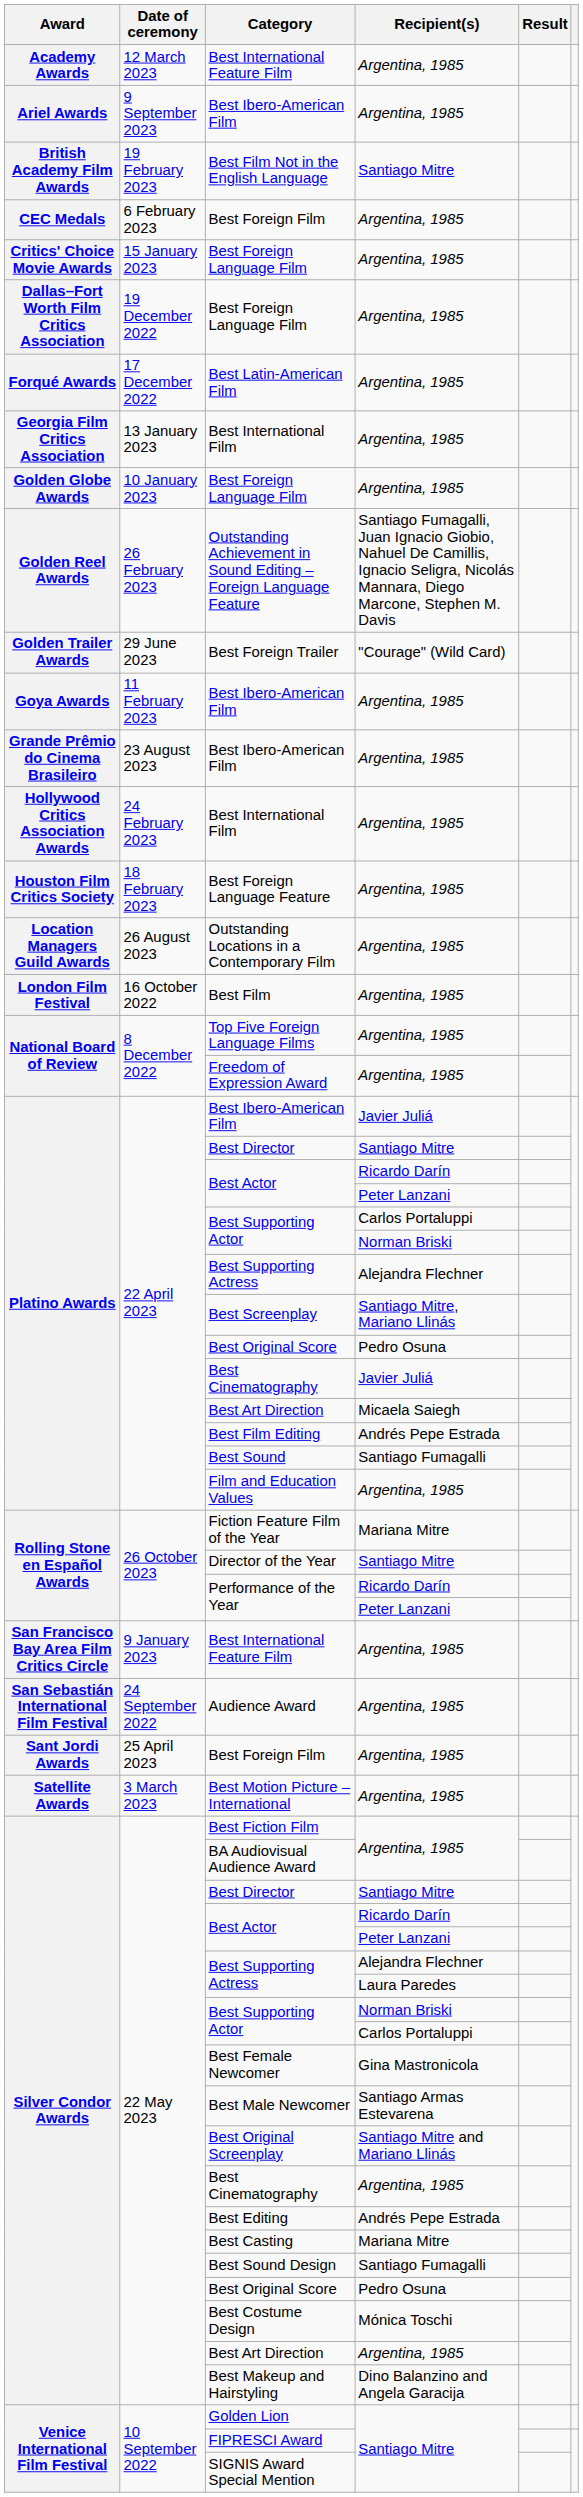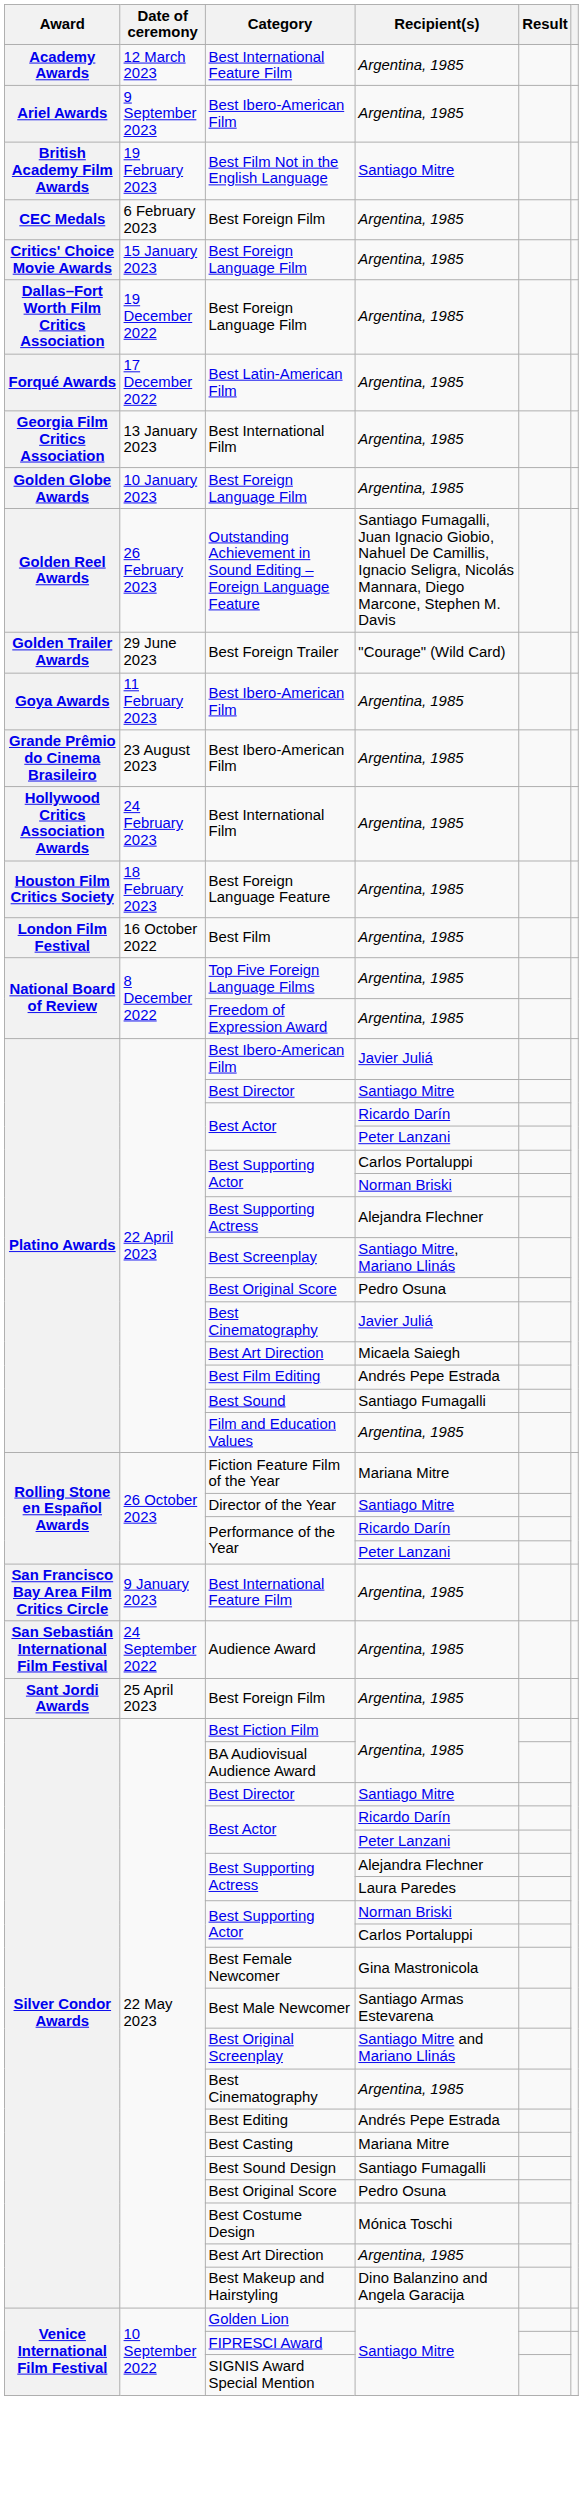- row: (62, 946)
- row: (62, 1795)
